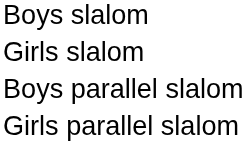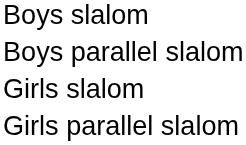rows swapped: (74, 52) <-> (123, 89)
